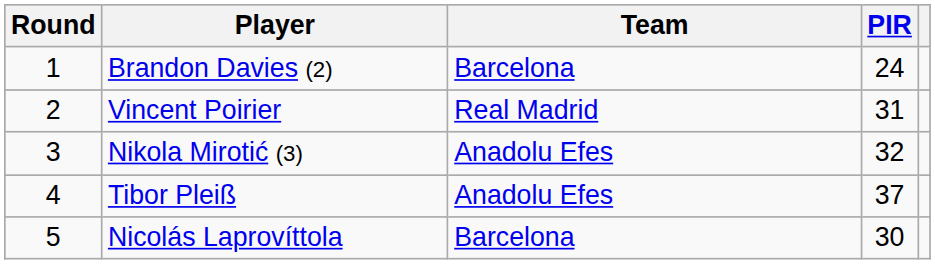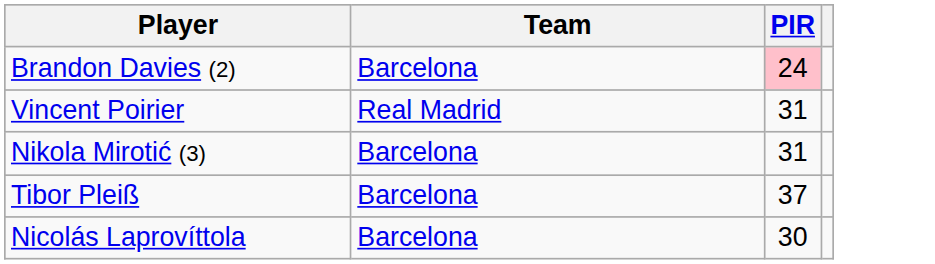- column: (53, 25)
(890, 68) no background -> (793, 68) pink background
(534, 152) Anadolu Efes -> (417, 152) Barcelona
(890, 152) 32 -> (793, 152) 31
(534, 195) Anadolu Efes -> (417, 195) Barcelona
